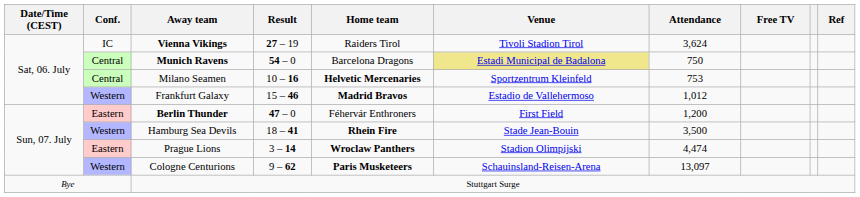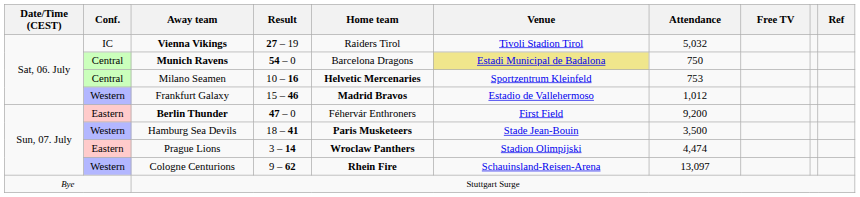(695, 43) 3,624 -> (695, 43) 5,032
(695, 113) 1,200 -> (695, 113) 9,200
(372, 131) Rhein Fire -> (372, 131) Paris Musketeers
(372, 166) Paris Musketeers -> (372, 166) Rhein Fire
